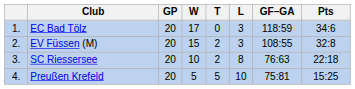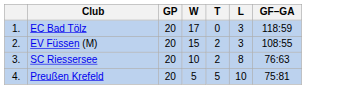- column: (326, 12)
